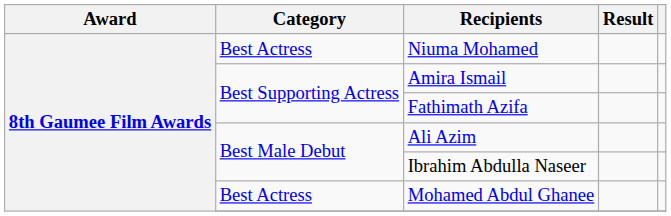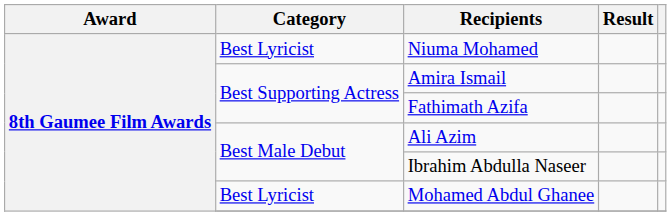(266, 48) Best Actress -> (267, 48) Best Lyricist
(266, 195) Best Actress -> (267, 195) Best Lyricist
